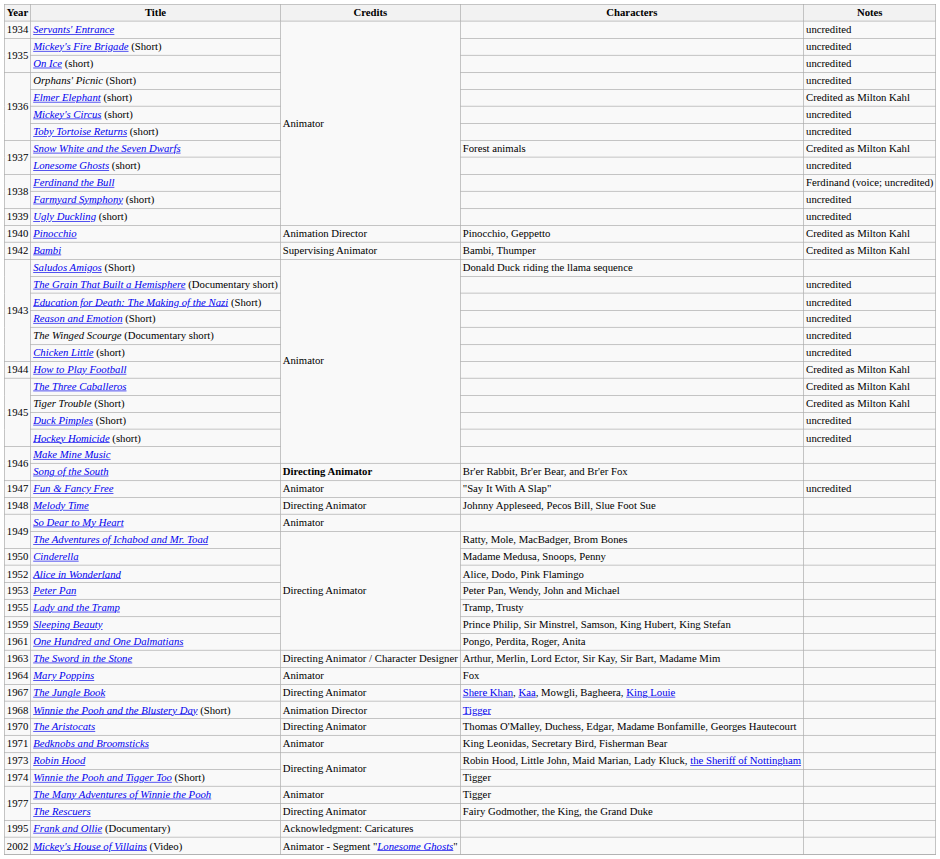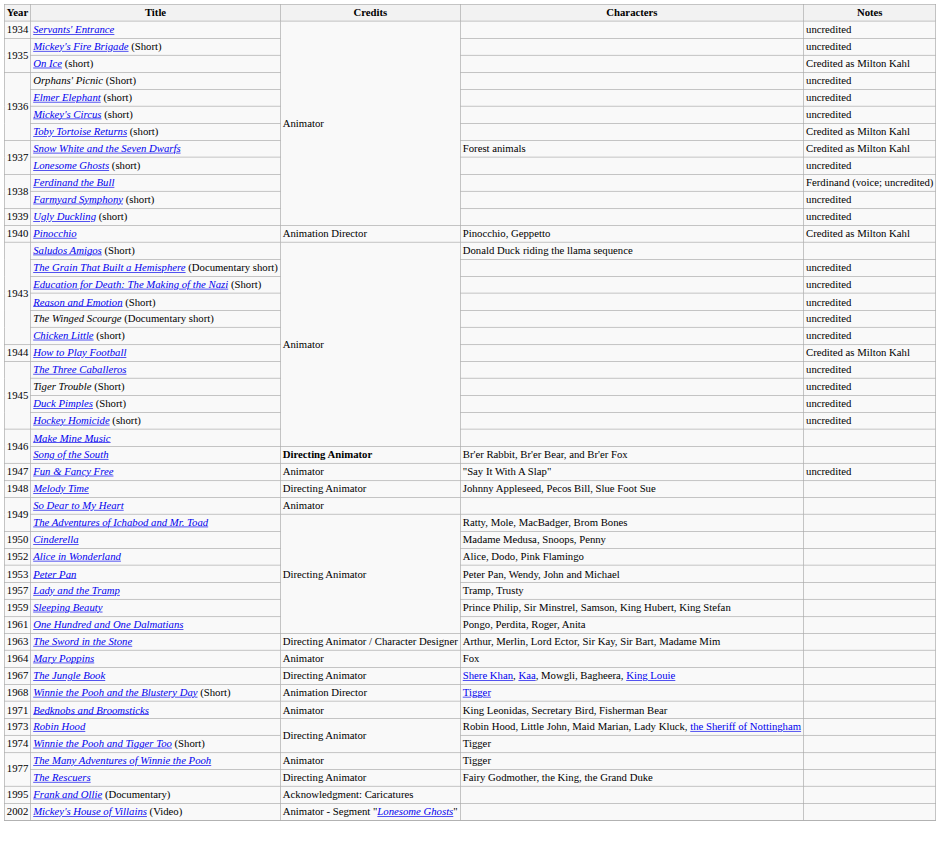(829, 64) uncredited -> (858, 64) Credited as Milton Kahl
(858, 98) Credited as Milton Kahl -> (829, 98) uncredited
(829, 132) uncredited -> (858, 132) Credited as Milton Kahl
- row: (47, 251)
(858, 387) Credited as Milton Kahl -> (829, 370) uncredited
(858, 404) Credited as Milton Kahl -> (829, 387) uncredited
(18, 608) 1955 -> (18, 591) 1957
- row: (64, 727)
